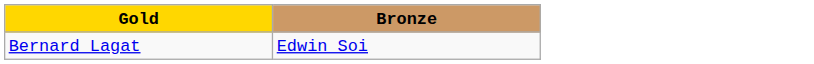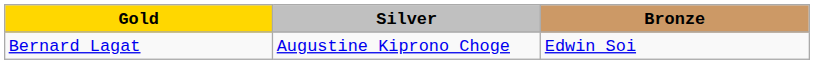+ column: (407, 18)
